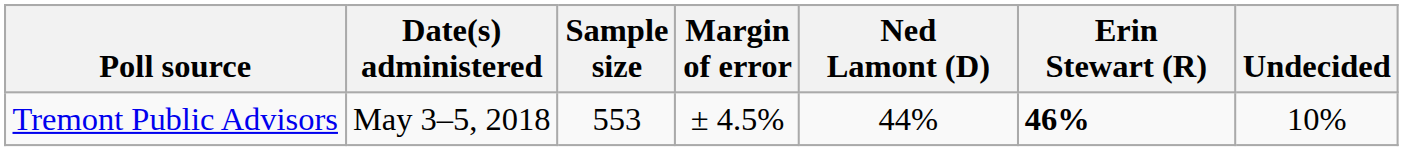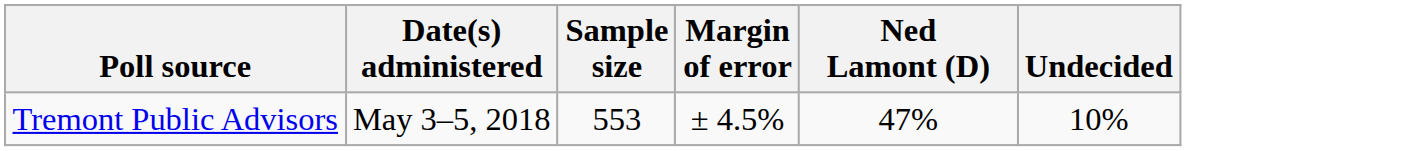- column: (1126, 48)
(908, 118) 44% -> (908, 118) 47%
